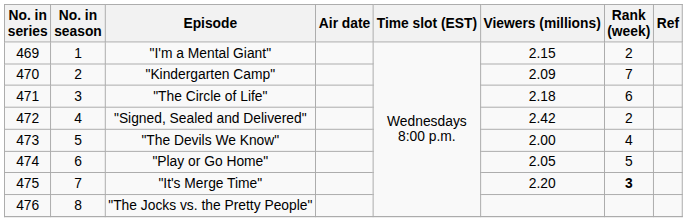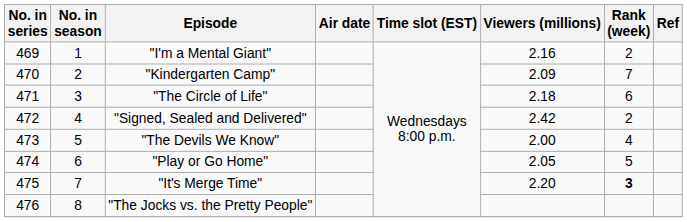(542, 53) 2.15 -> (542, 53) 2.16
